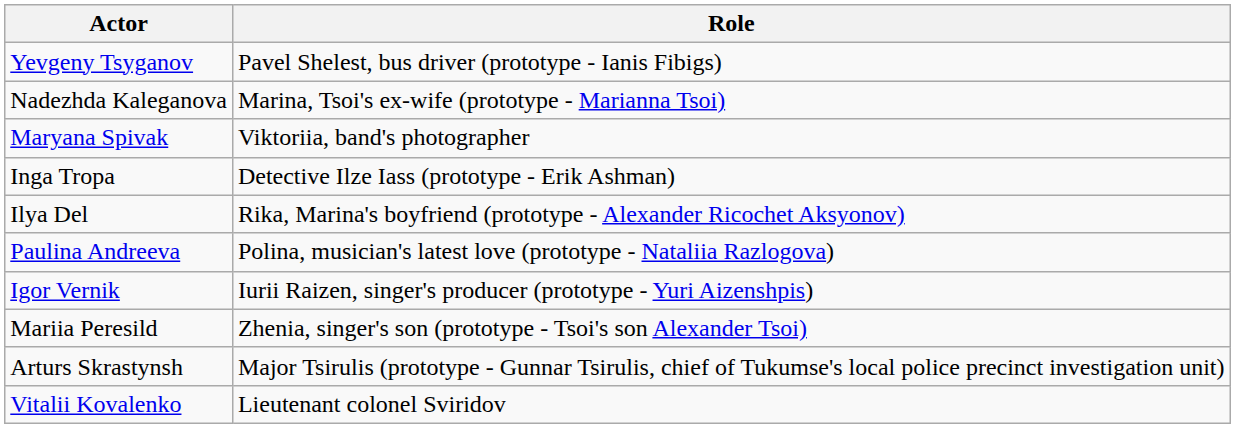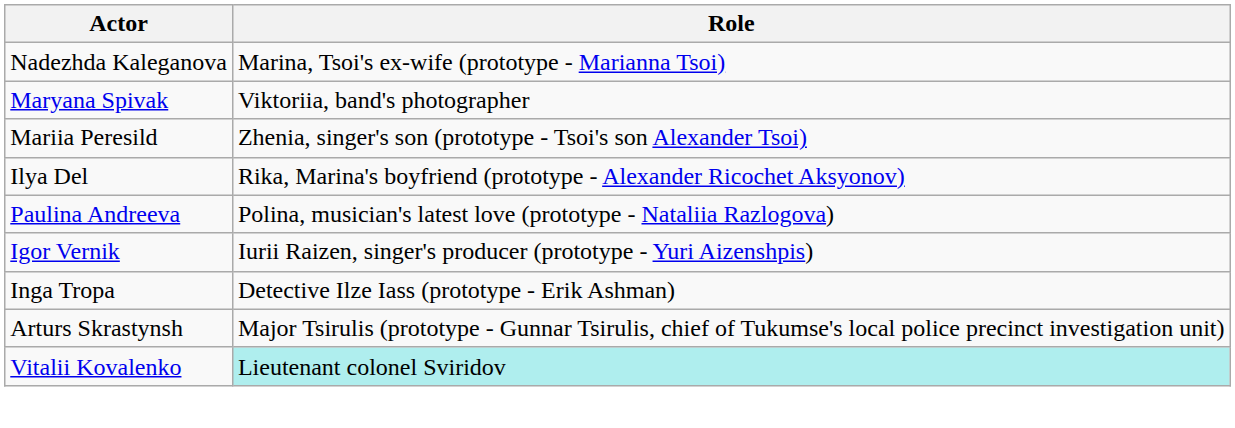- row: (102, 61)
rows swapped: (84, 328) <-> (63, 175)
(372, 404) no background -> (372, 366) paleturquoise background
